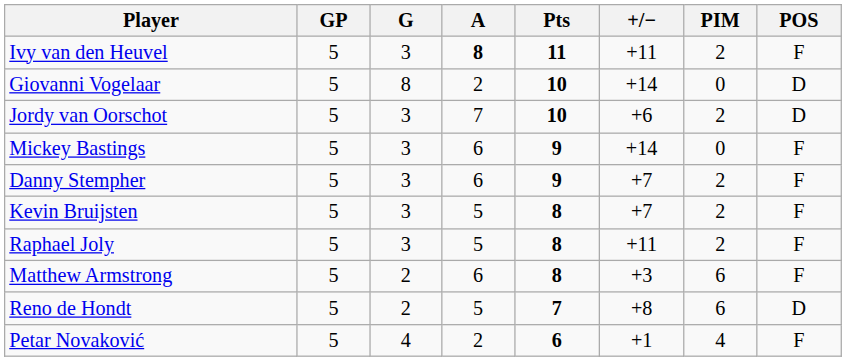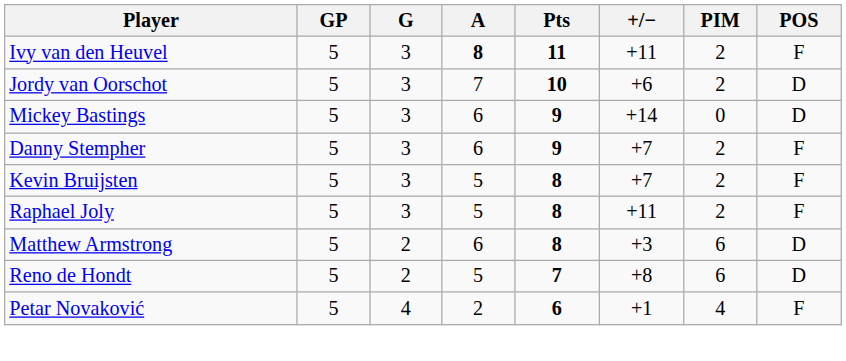- row: (85, 84)
(799, 148) F -> (799, 116) D
(799, 276) F -> (799, 244) D
